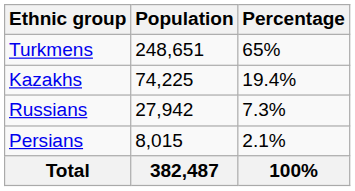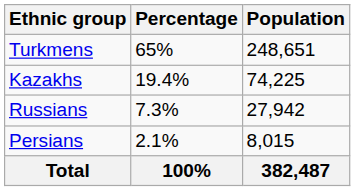columns swapped: (184, 19) <-> (294, 19)
